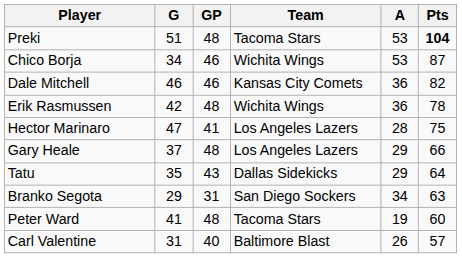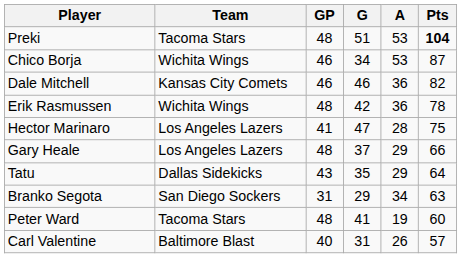columns swapped: (306, 15) <-> (174, 15)
